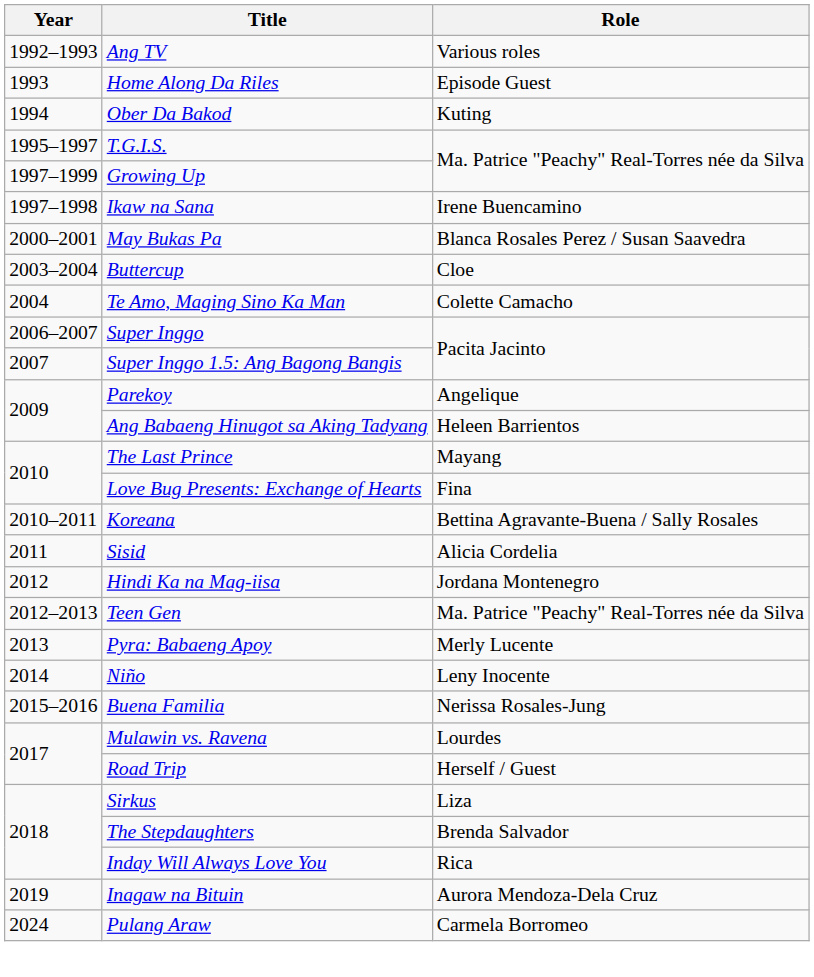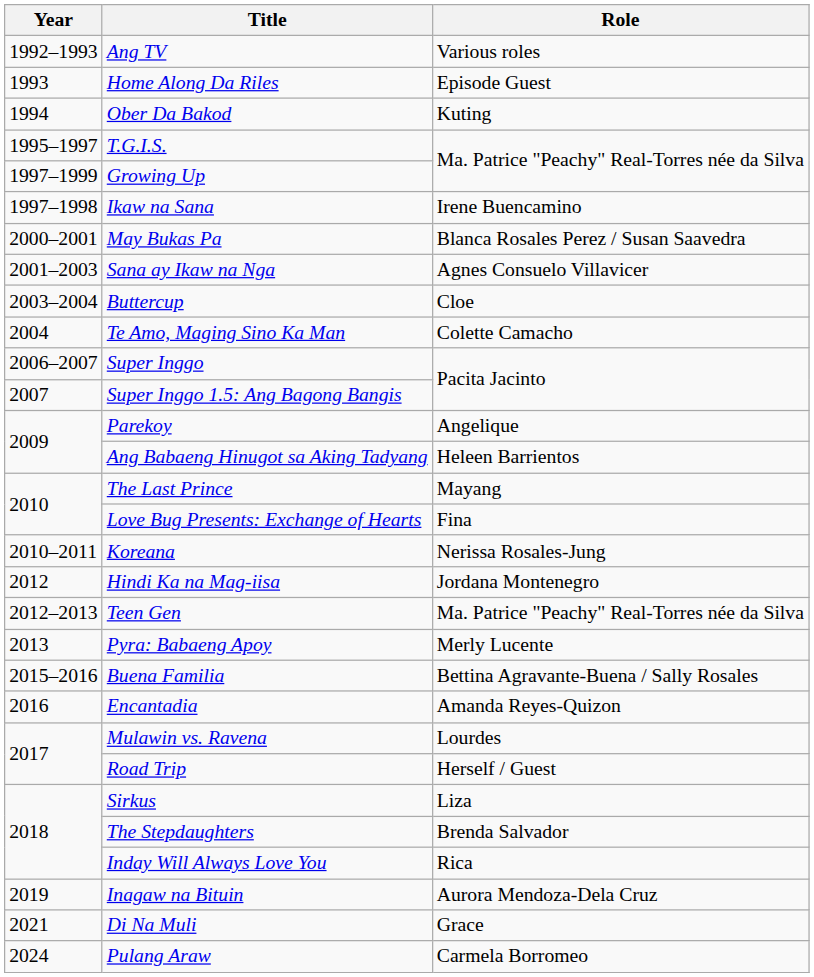+ row: (191, 269)
(597, 519) Bettina Agravante-Buena / Sally Rosales -> (521, 550) Nerissa Rosales-Jung
- row: (126, 550)
- row: (126, 675)
(521, 706) Nerissa Rosales-Jung -> (597, 675) Bettina Agravante-Buena / Sally Rosales
+ row: (152, 706)
+ row: (152, 925)
